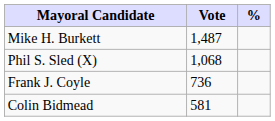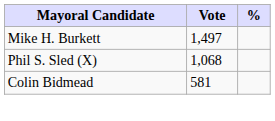(206, 37) 1,487 -> (206, 37) 1,497
- row: (49, 82)
